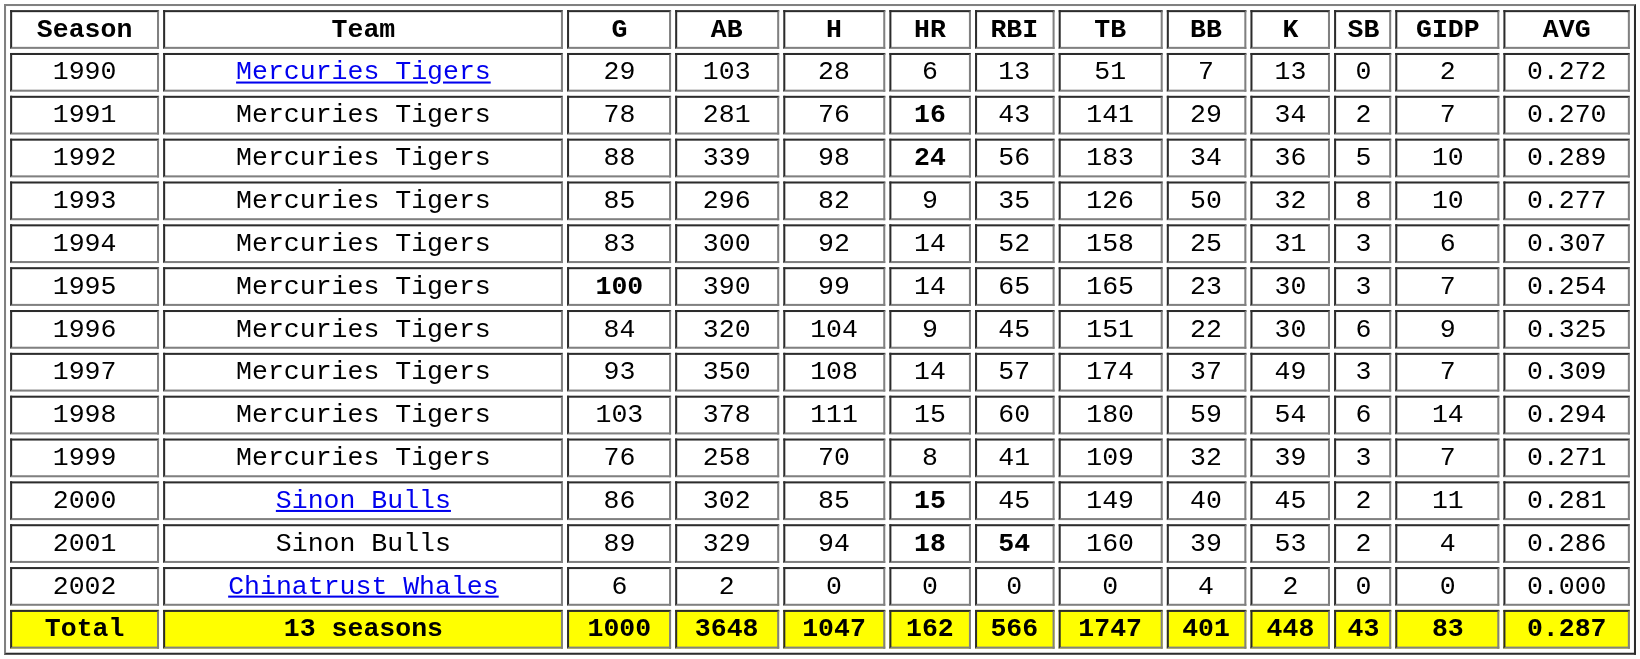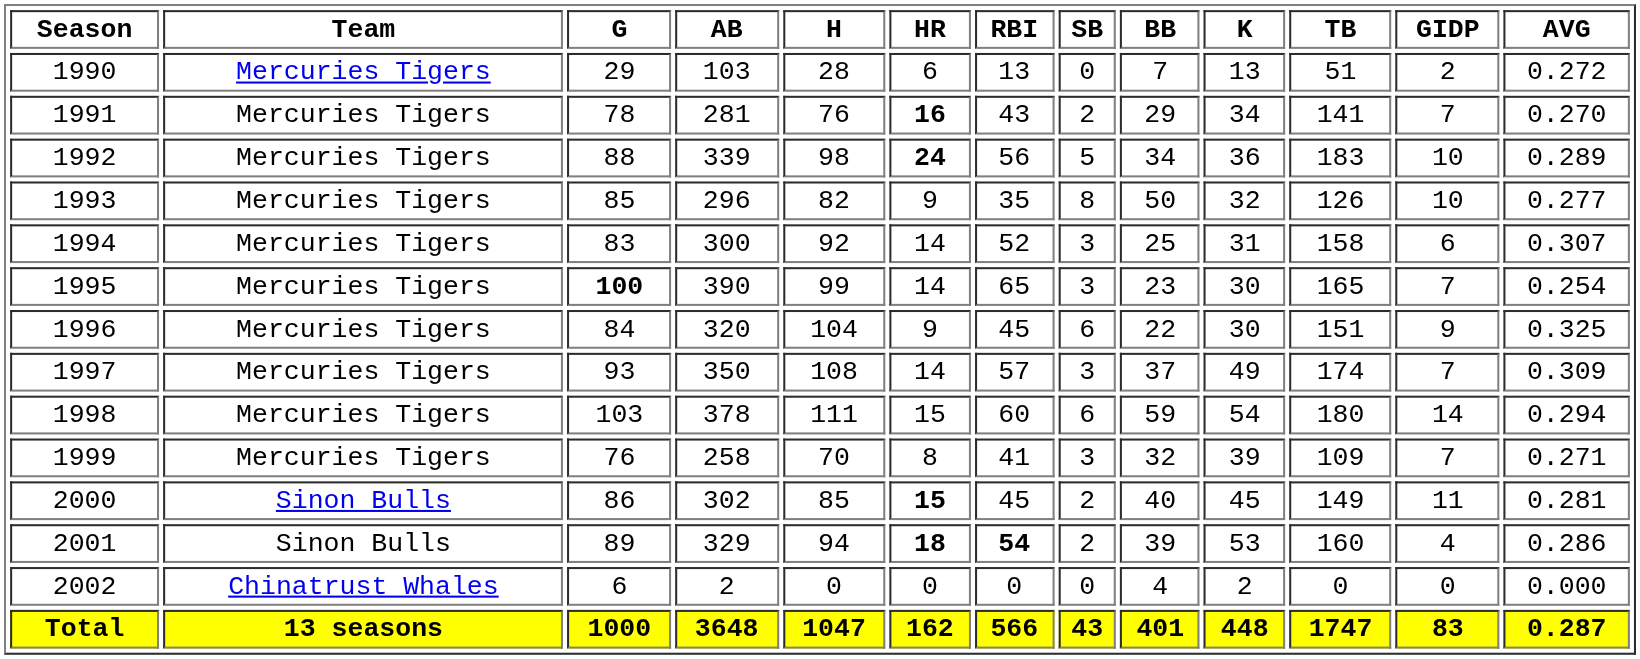columns swapped: (1363, 30) <-> (1110, 30)
